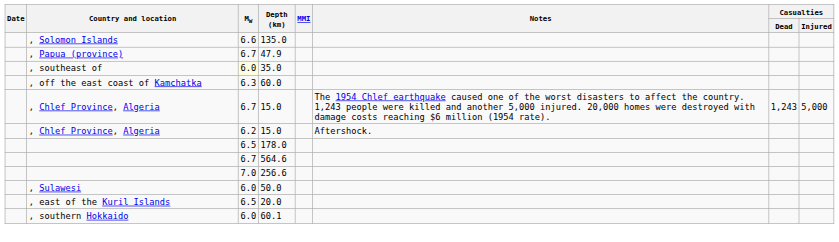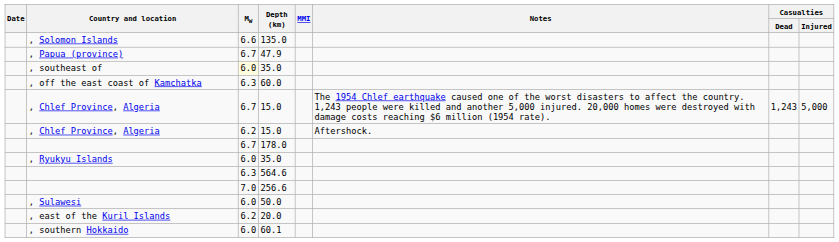(248, 145) 6.5 -> (248, 145) 6.7
+ row: (71, 159)
(248, 159) 6.7 -> (248, 173) 6.3
(248, 202) 6.5 -> (248, 216) 6.2
